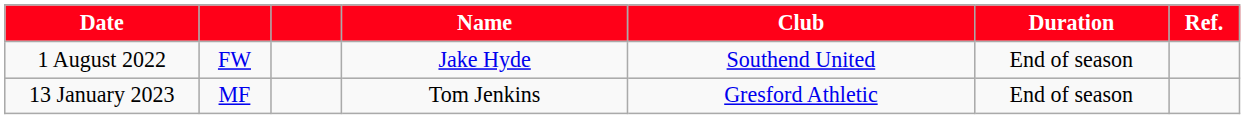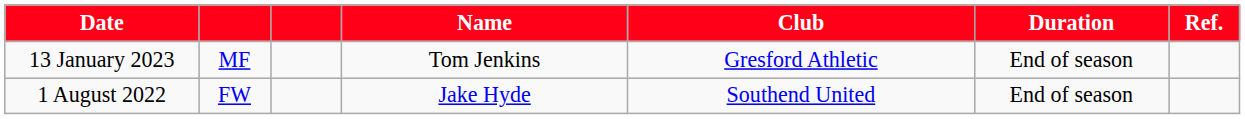rows swapped: (102, 59) <-> (102, 95)
